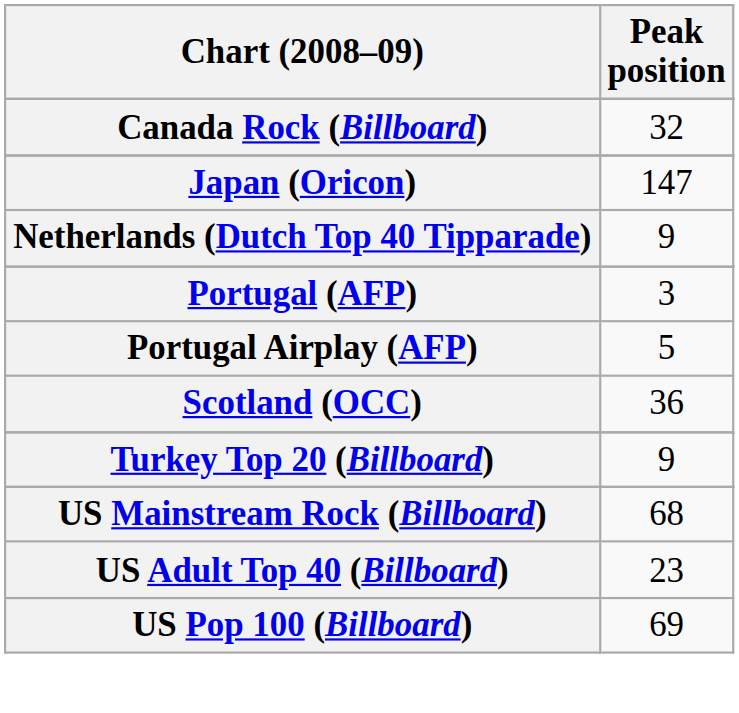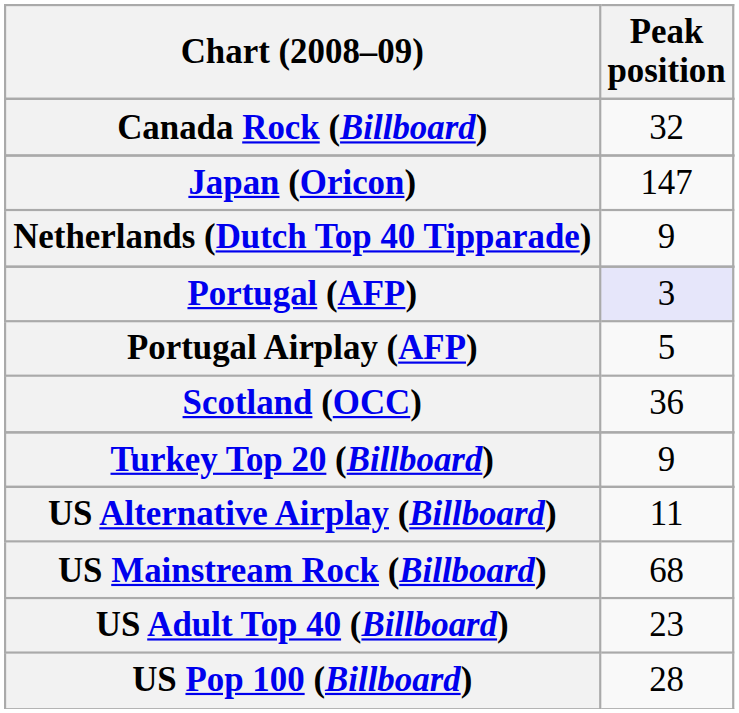(667, 292) no background -> (667, 292) lavender background
+ row: (302, 513)
(667, 624) 69 -> (667, 679) 28
